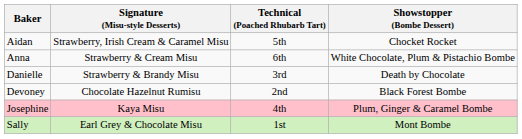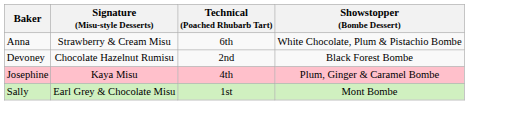- row: (20, 41)
- row: (25, 74)
